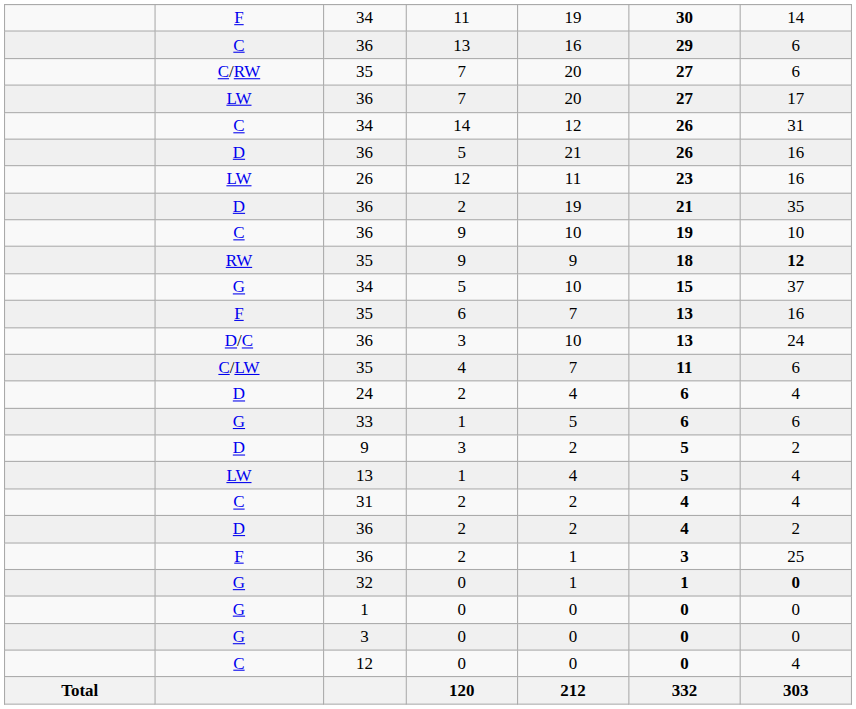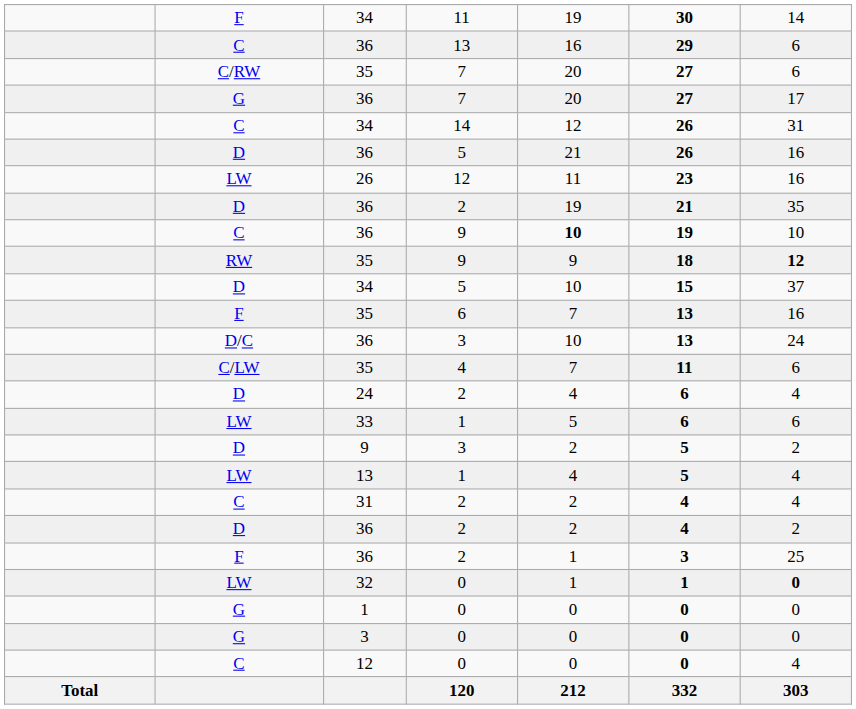(239, 98) LW -> (239, 98) G
(573, 233) normal -> (573, 233) bold
(239, 286) G -> (239, 286) D
(239, 421) G -> (239, 421) LW
(239, 582) G -> (239, 582) LW
